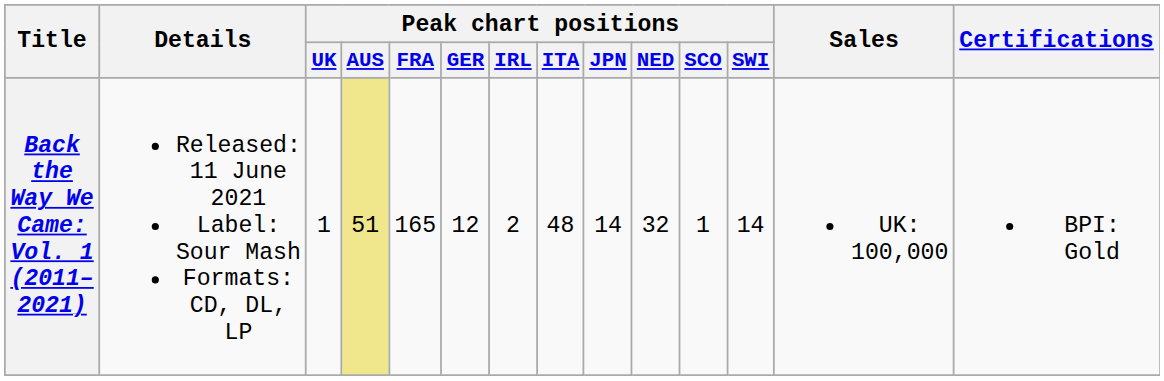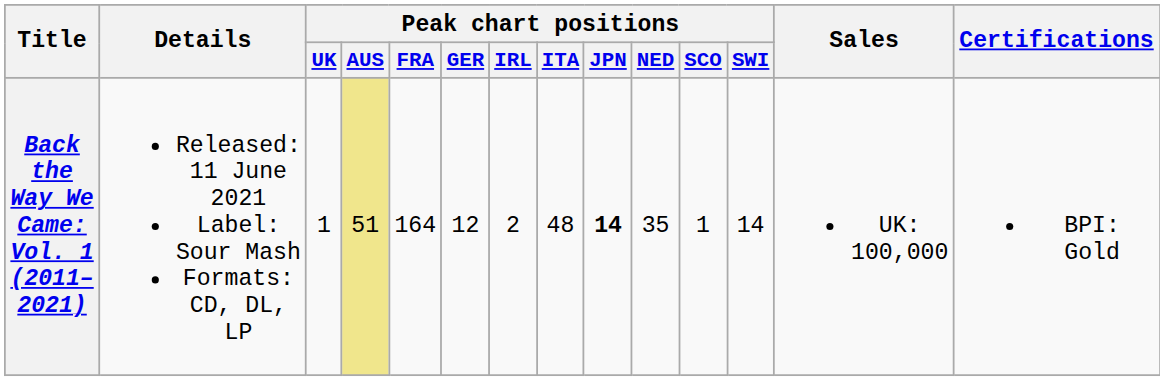(415, 226) 165 -> (415, 226) 164
(608, 226) normal -> (608, 226) bold
(656, 226) 32 -> (656, 226) 35
